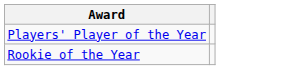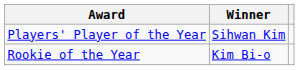+ column: (249, 14)
